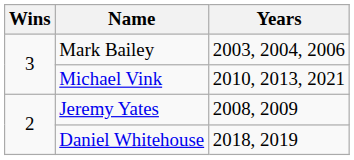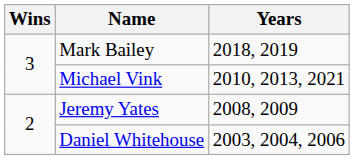(279, 49) 2003, 2004, 2006 -> (255, 49) 2018, 2019
(255, 139) 2018, 2019 -> (279, 139) 2003, 2004, 2006
